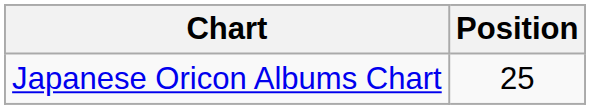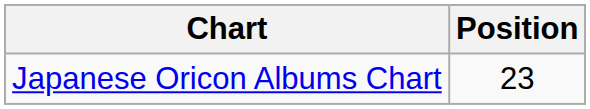(517, 78) 25 -> (517, 78) 23
